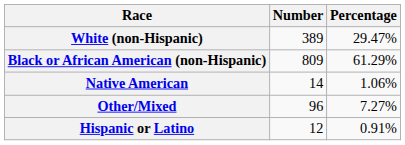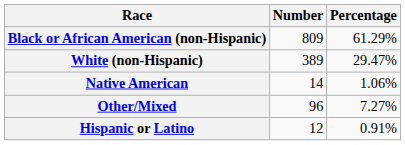rows swapped: (137, 38) <-> (137, 60)
